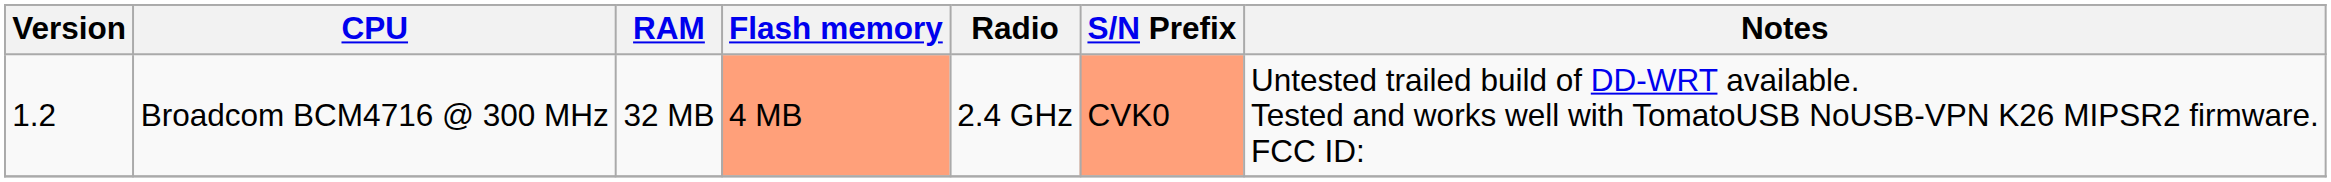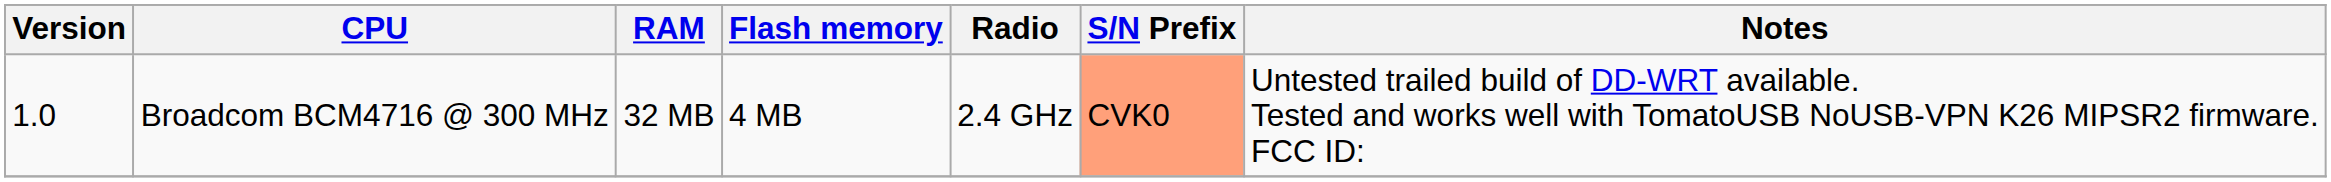(34, 114) 1.2 -> (34, 114) 1.0
(766, 114) lightsalmon background -> (766, 114) no background
